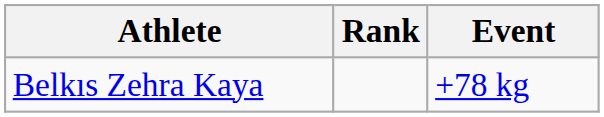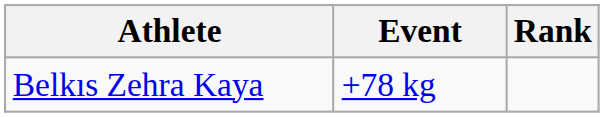columns swapped: (514, 31) <-> (381, 31)
